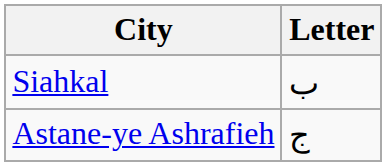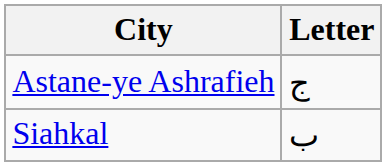rows swapped: (60, 81) <-> (143, 134)
